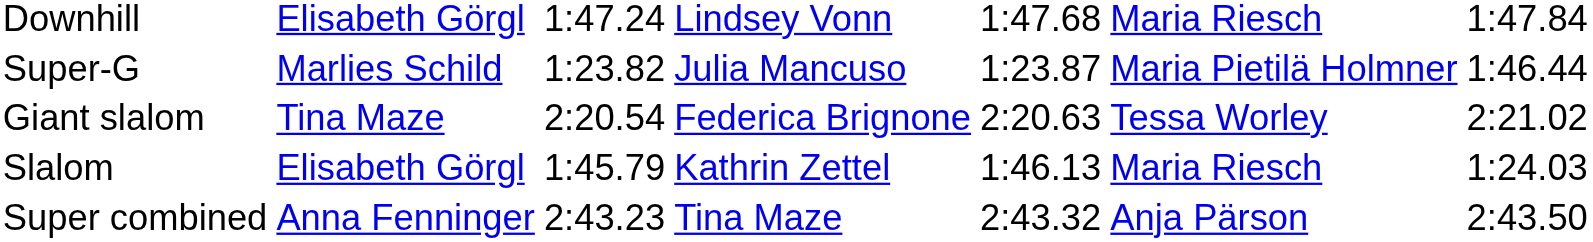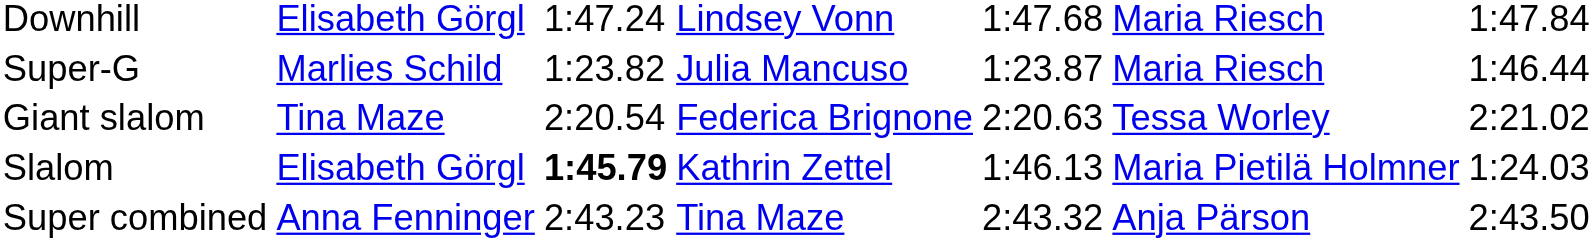(1284, 68) Maria Pietilä Holmner -> (1218, 68) Maria Riesch
(605, 168) normal -> (606, 168) bold
(1216, 168) Maria Riesch -> (1286, 168) Maria Pietilä Holmner
